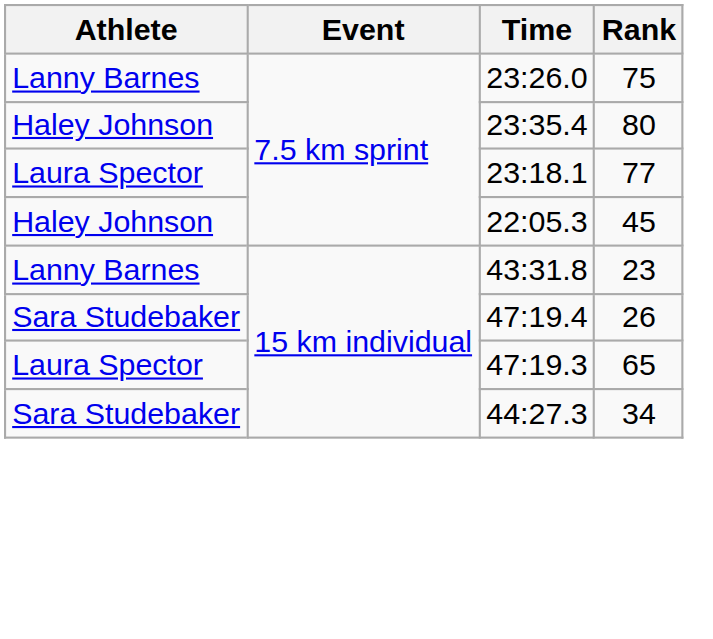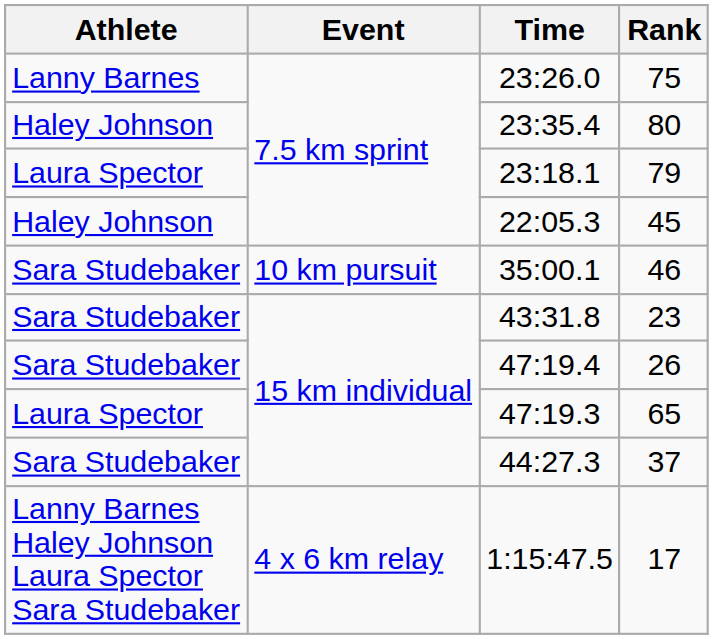(639, 173) 77 -> (664, 173) 79
+ row: (550, 269)
(106, 269) Lanny Barnes -> (126, 317) Sara Studebaker
(639, 413) 34 -> (664, 461) 37
+ row: (550, 560)
